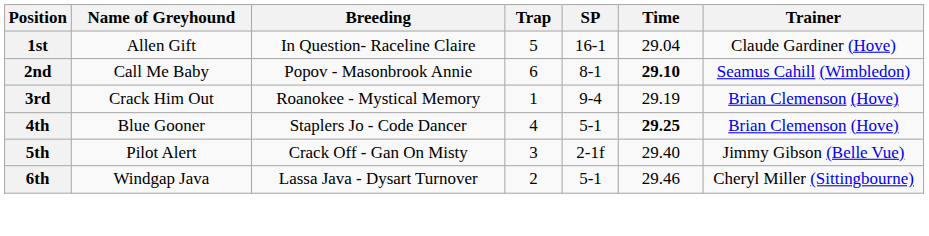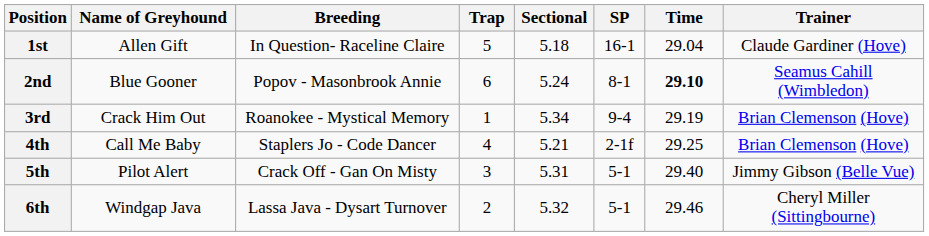+ column: (554, 17)
(161, 71) Call Me Baby -> (153, 81) Blue Gooner
(161, 125) Blue Gooner -> (153, 144) Call Me Baby
(590, 125) 5-1 -> (620, 144) 2-1f
(661, 125) bold -> (684, 144) normal
(590, 152) 2-1f -> (620, 171) 5-1
